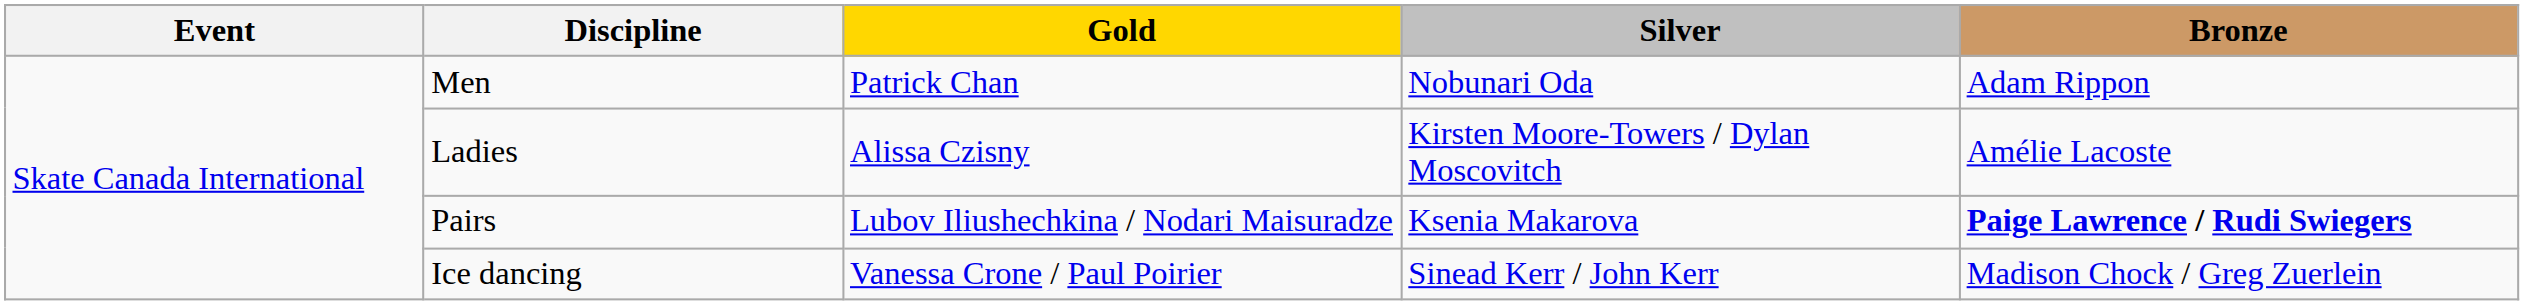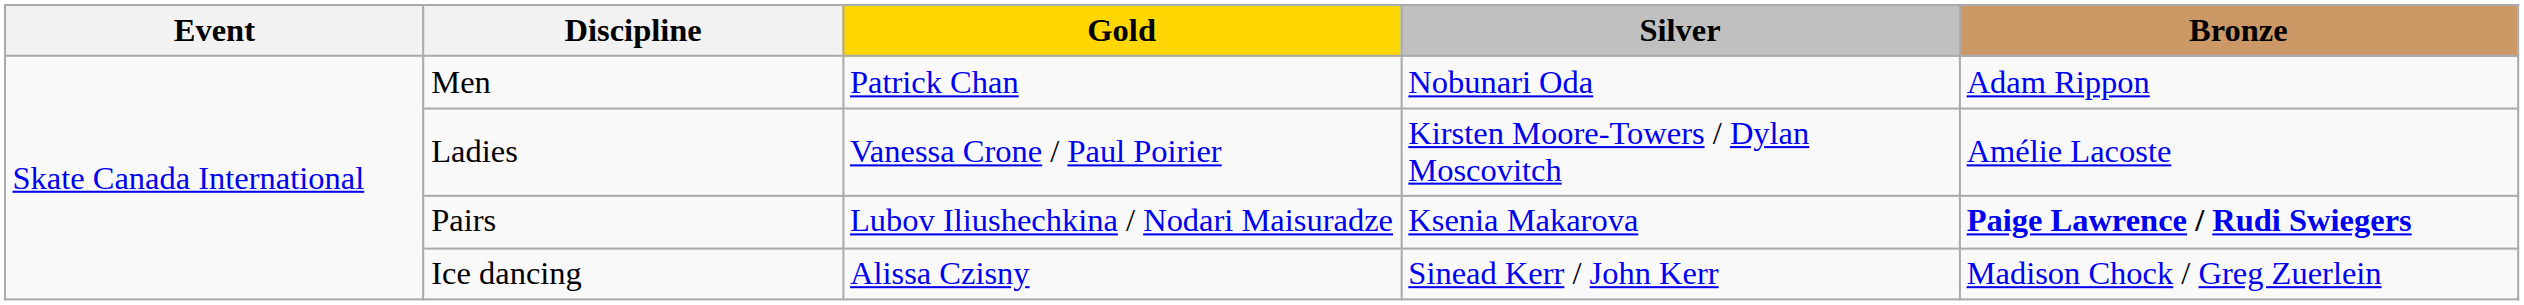(940, 151) Alissa Czisny -> (1036, 151) Vanessa Crone / Paul Poirier
(1036, 272) Vanessa Crone / Paul Poirier -> (940, 272) Alissa Czisny
